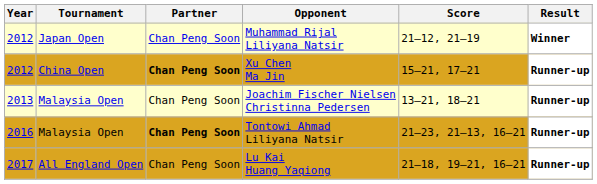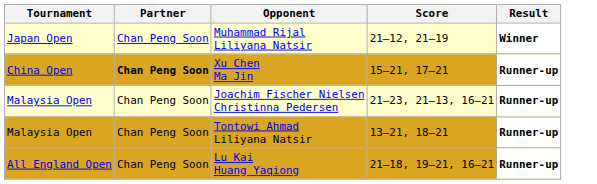- column: (20, 13)
(440, 101) 13–21, 18–21 -> (432, 101) 21–23, 21–13, 16–21
(194, 132) bold -> (163, 132) normal
(463, 132) 21–23, 21–13, 16–21 -> (409, 132) 13–21, 18–21
